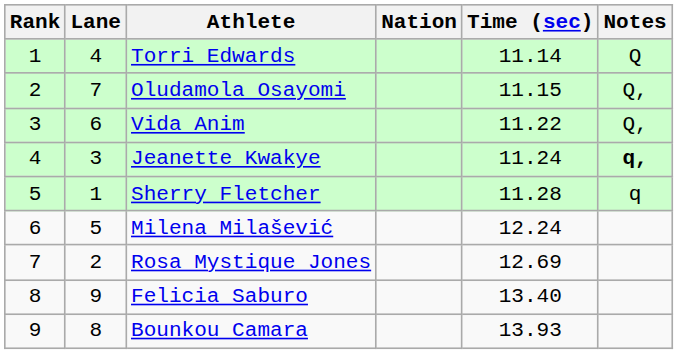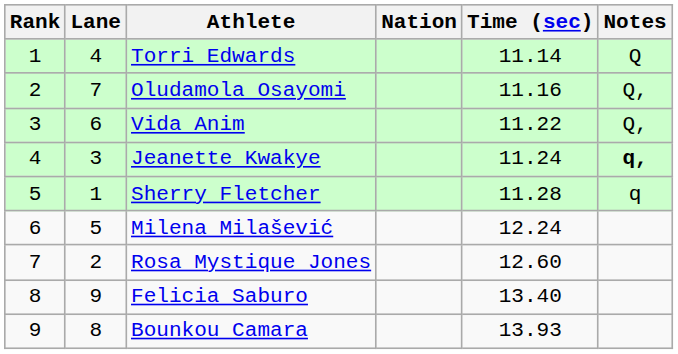(530, 91) 11.15 -> (530, 91) 11.16
(530, 262) 12.69 -> (530, 262) 12.60
